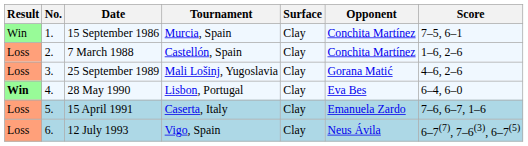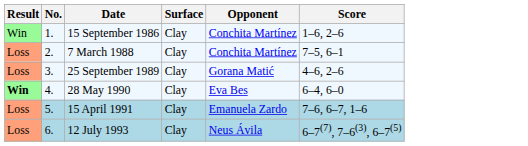- column: (221, 13)
(442, 32) 7–5, 6–1 -> (323, 32) 1–6, 2–6
(442, 51) 1–6, 2–6 -> (323, 51) 7–5, 6–1
